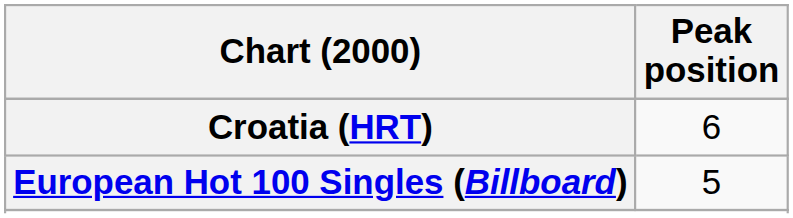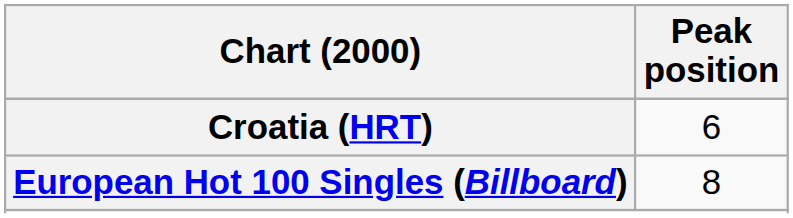(711, 182) 5 -> (711, 182) 8
